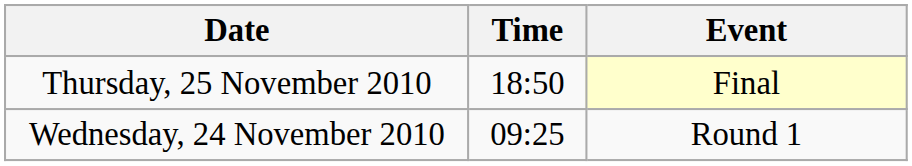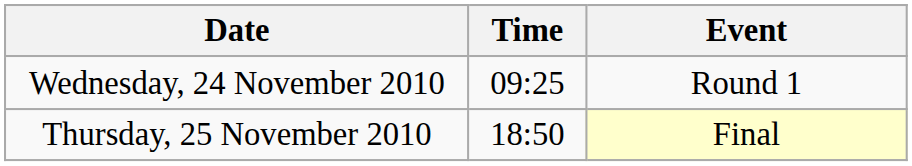rows swapped: (237, 133) <-> (237, 82)
